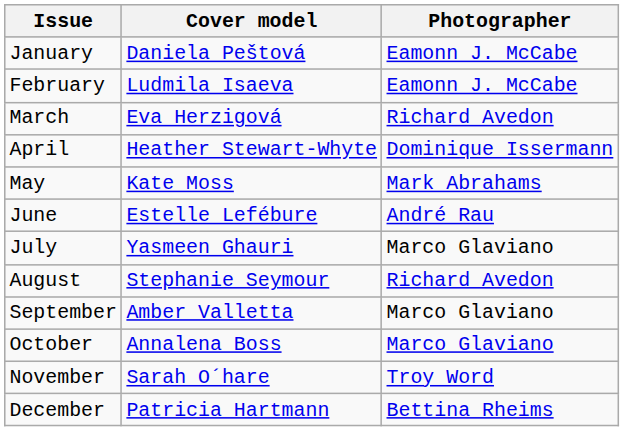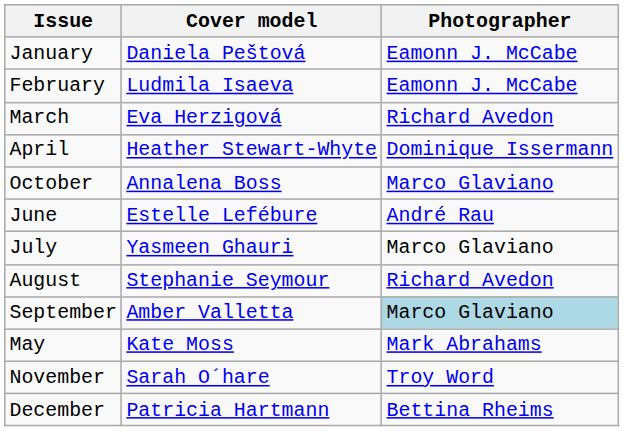rows swapped: (27, 183) <-> (51, 345)
(470, 313) no background -> (470, 313) lightblue background
